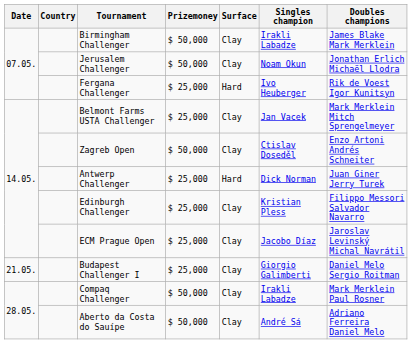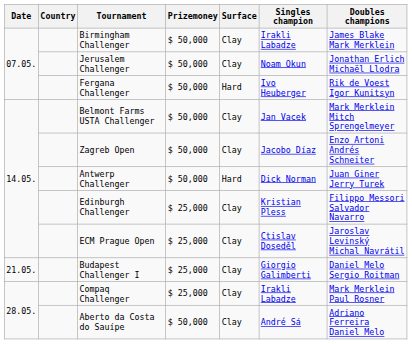(188, 87) $ 25,000 -> (188, 87) $ 50,000
(188, 116) $ 25,000 -> (188, 116) $ 50,000
(278, 150) Ctislav Doseděl -> (288, 150) Jacobo Díaz
(188, 178) $ 25,000 -> (188, 178) $ 50,000
(288, 241) Jacobo Díaz -> (278, 241) Ctislav Doseděl
(188, 293) $ 50,000 -> (188, 293) $ 25,000
